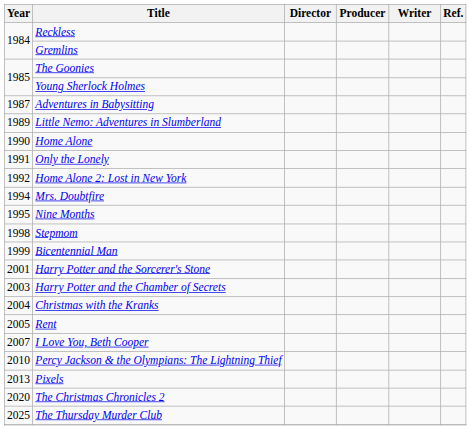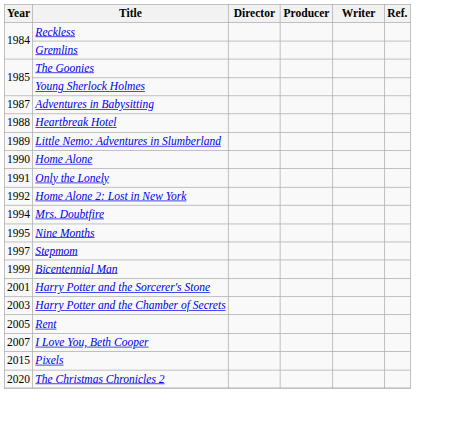+ row: (76, 123)
(19, 232) 1998 -> (19, 251) 1997
- row: (97, 305)
- row: (158, 360)
(19, 379) 2013 -> (19, 360) 2015
- row: (99, 415)
